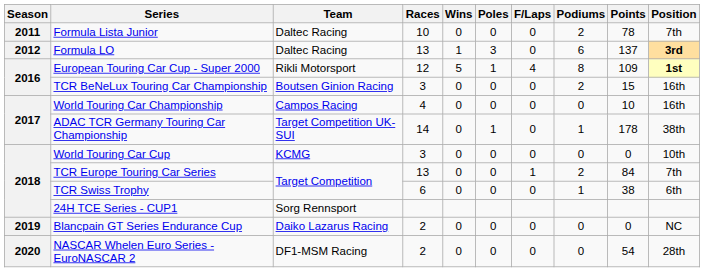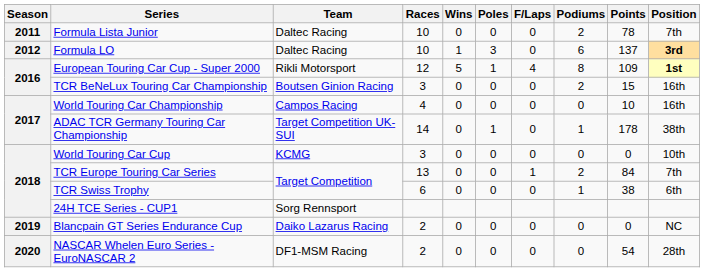(423, 50) 13 -> (423, 50) 10
